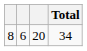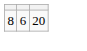- column: (65, 14)
